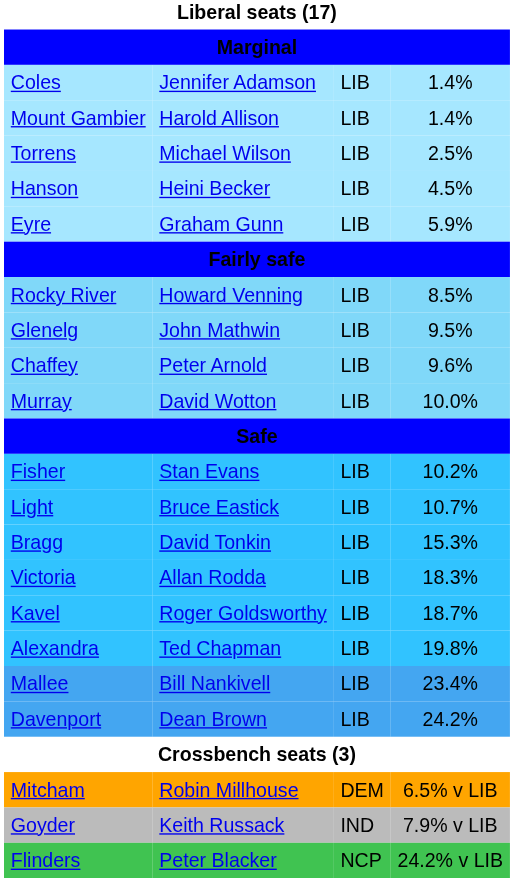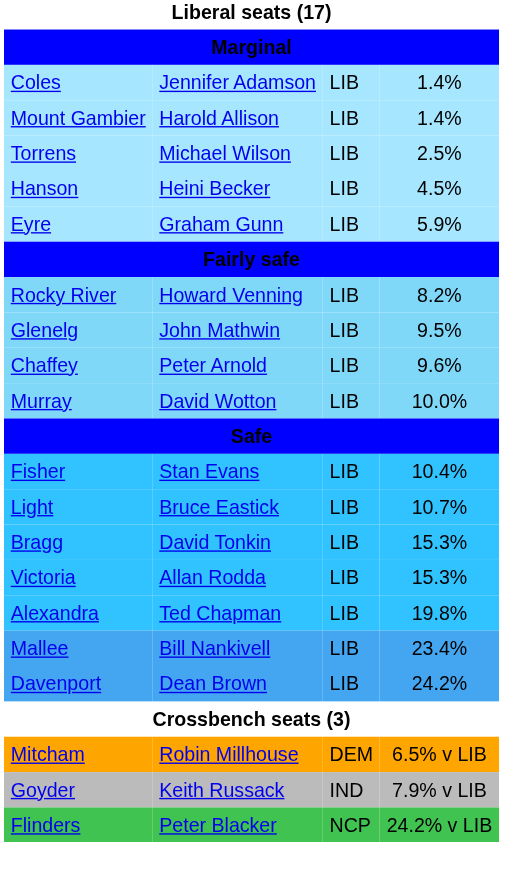(450, 294) 8.5% -> (439, 294) 8.2%
(450, 471) 10.2% -> (439, 471) 10.4%
(450, 577) 18.3% -> (439, 577) 15.3%
- row: (35, 613)
